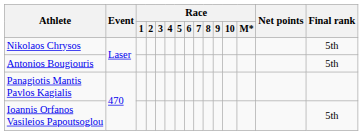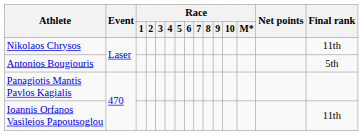(332, 46) 5th -> (332, 46) 11th
(332, 116) 5th -> (332, 116) 11th
